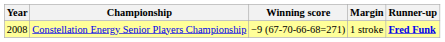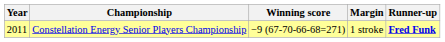(17, 29) 2008 -> (17, 29) 2011
